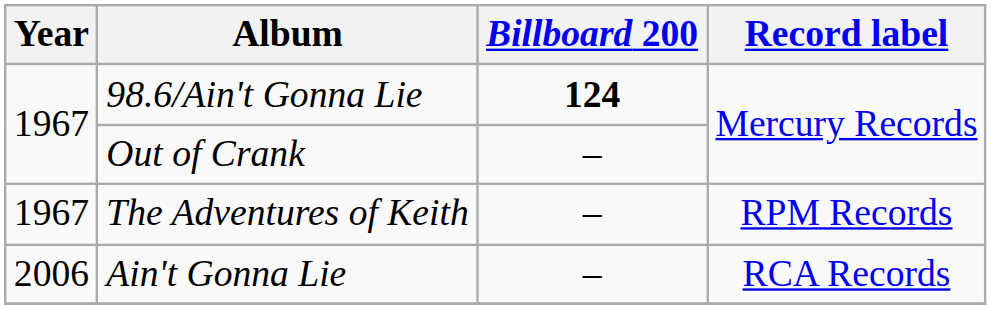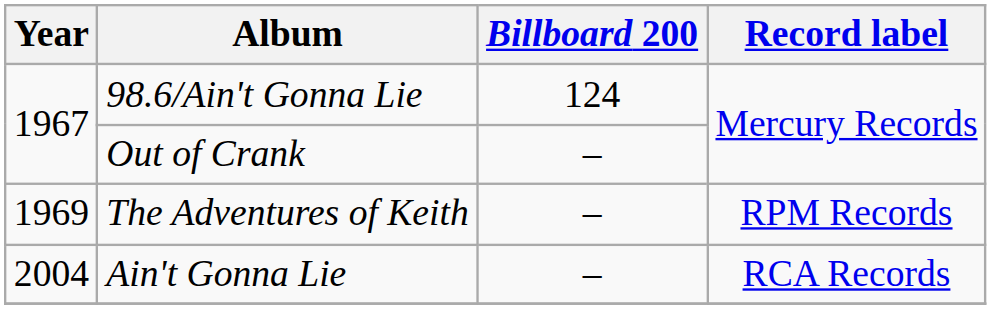(592, 93) bold -> (592, 93) normal
(51, 213) 1967 -> (51, 213) 1969
(51, 272) 2006 -> (51, 272) 2004
